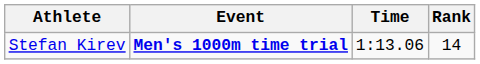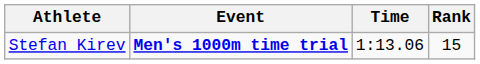(451, 45) 14 -> (451, 45) 15
